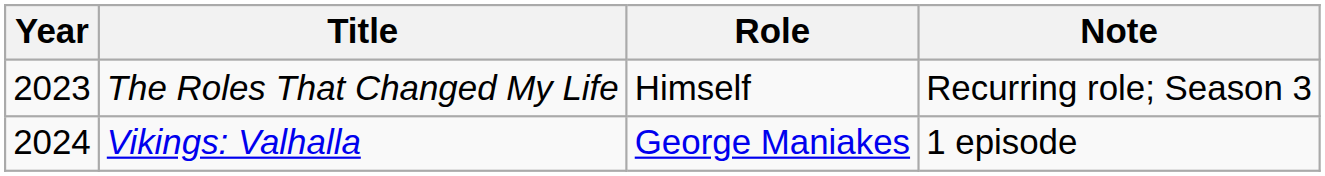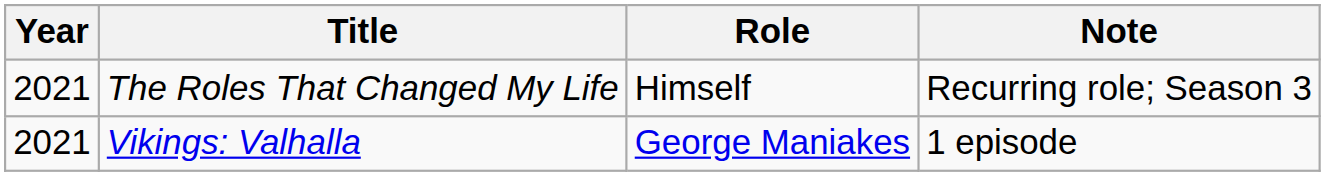(52, 87) 2023 -> (52, 87) 2021
(52, 142) 2024 -> (52, 142) 2021
